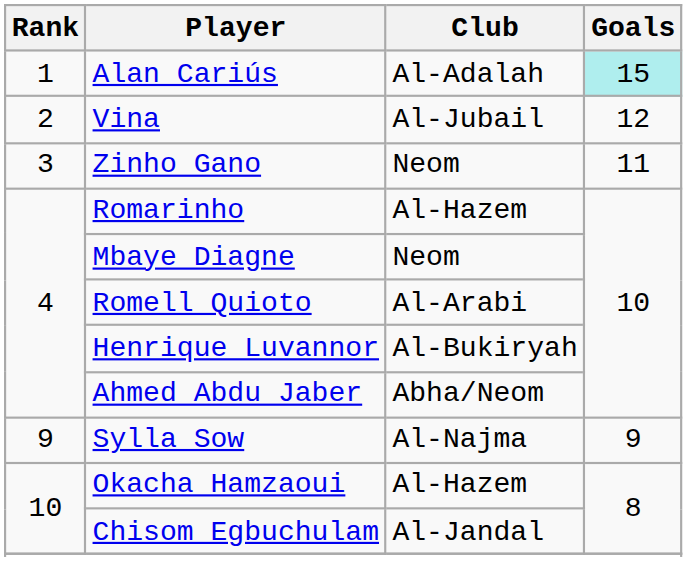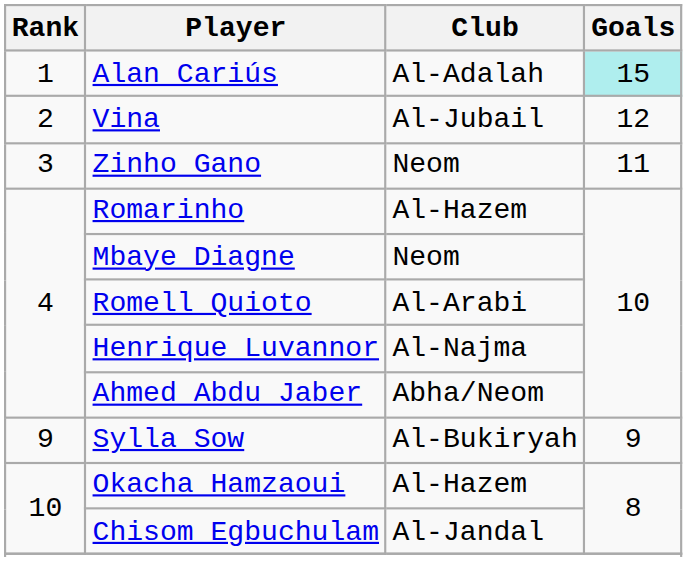(485, 348) Al-Bukiryah -> (460, 348) Al-Najma
(460, 440) Al-Najma -> (485, 440) Al-Bukiryah
